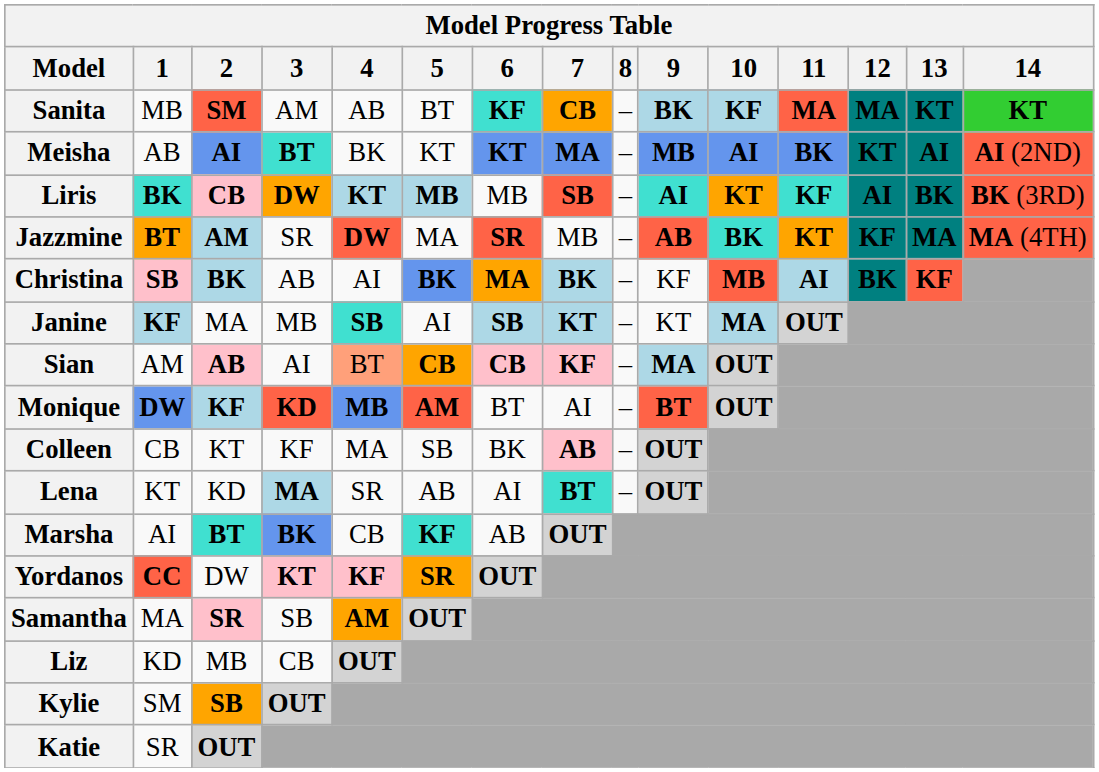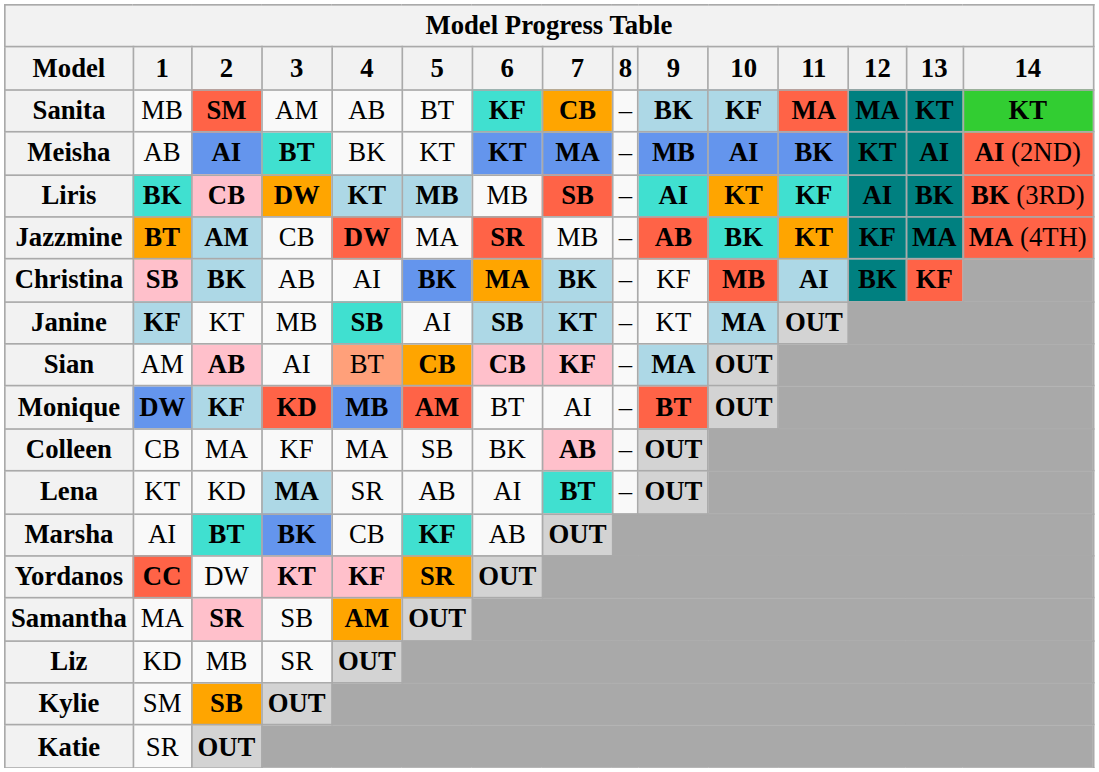(297, 237) SR -> (297, 237) CB
(226, 322) MA -> (226, 322) KT
(226, 449) KT -> (226, 449) MA
(297, 661) CB -> (297, 661) SR
